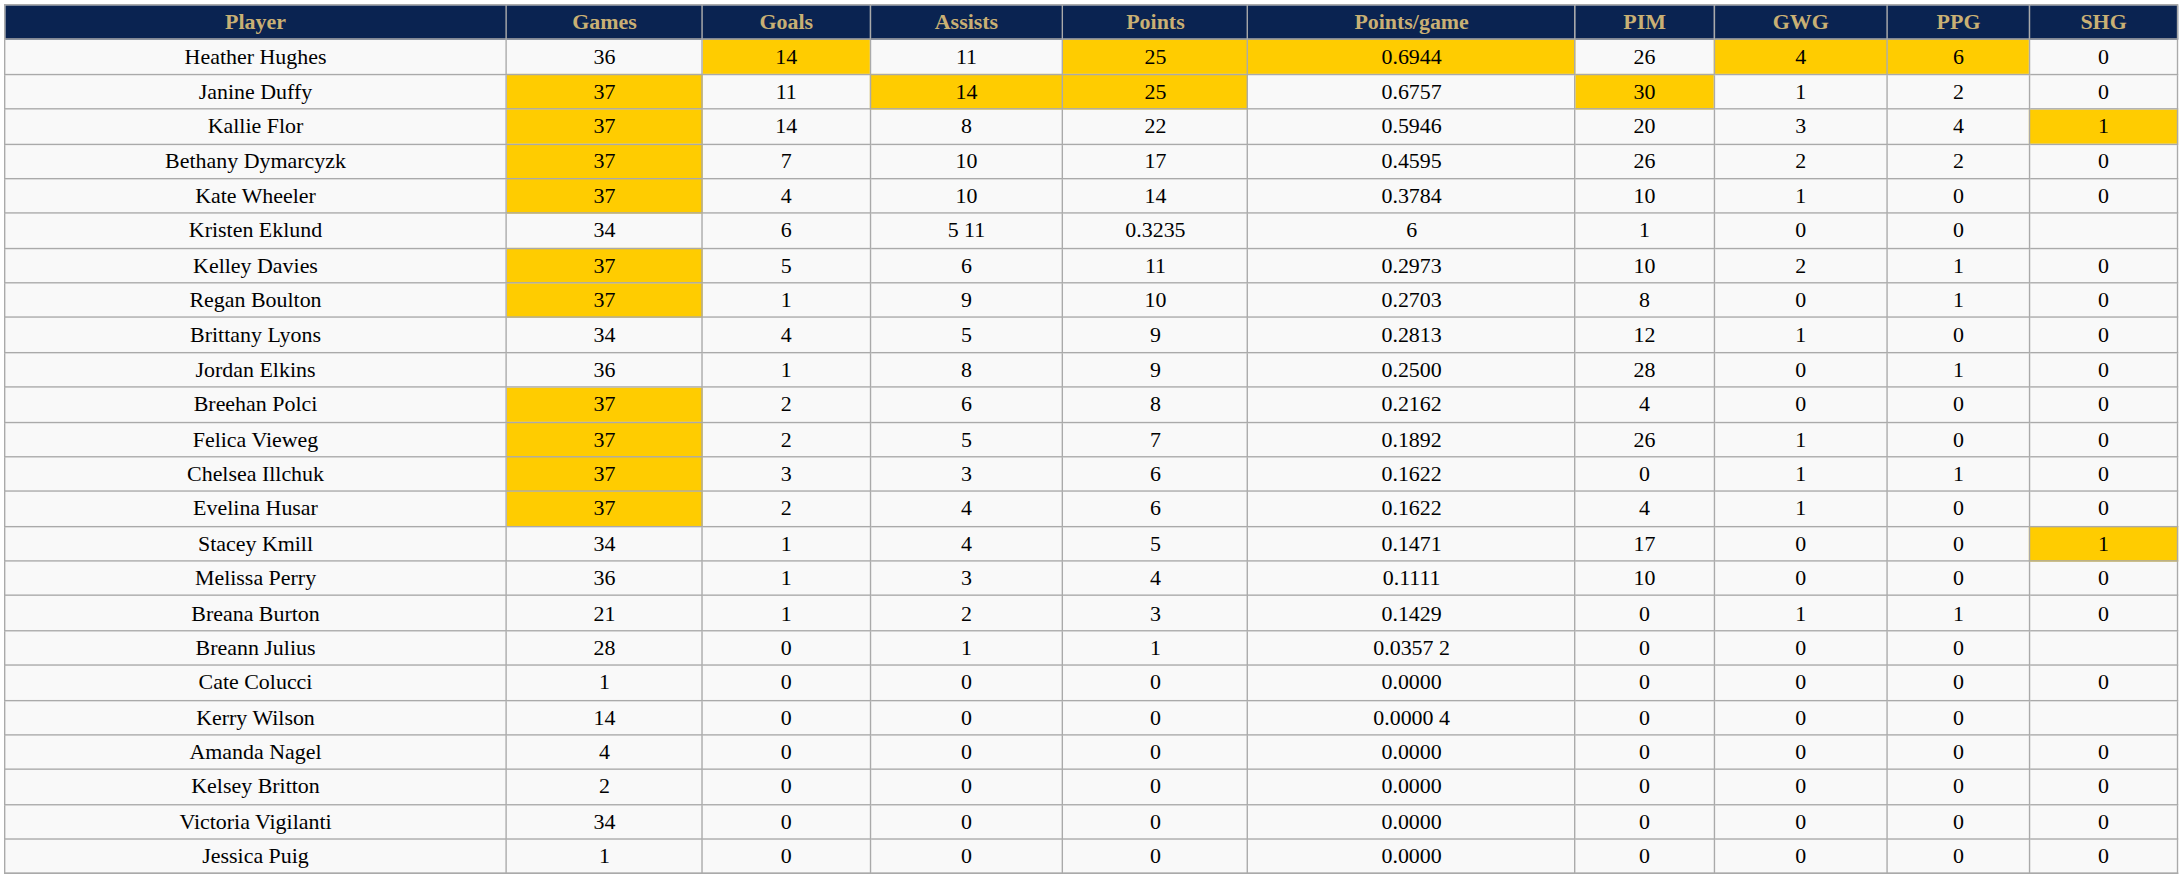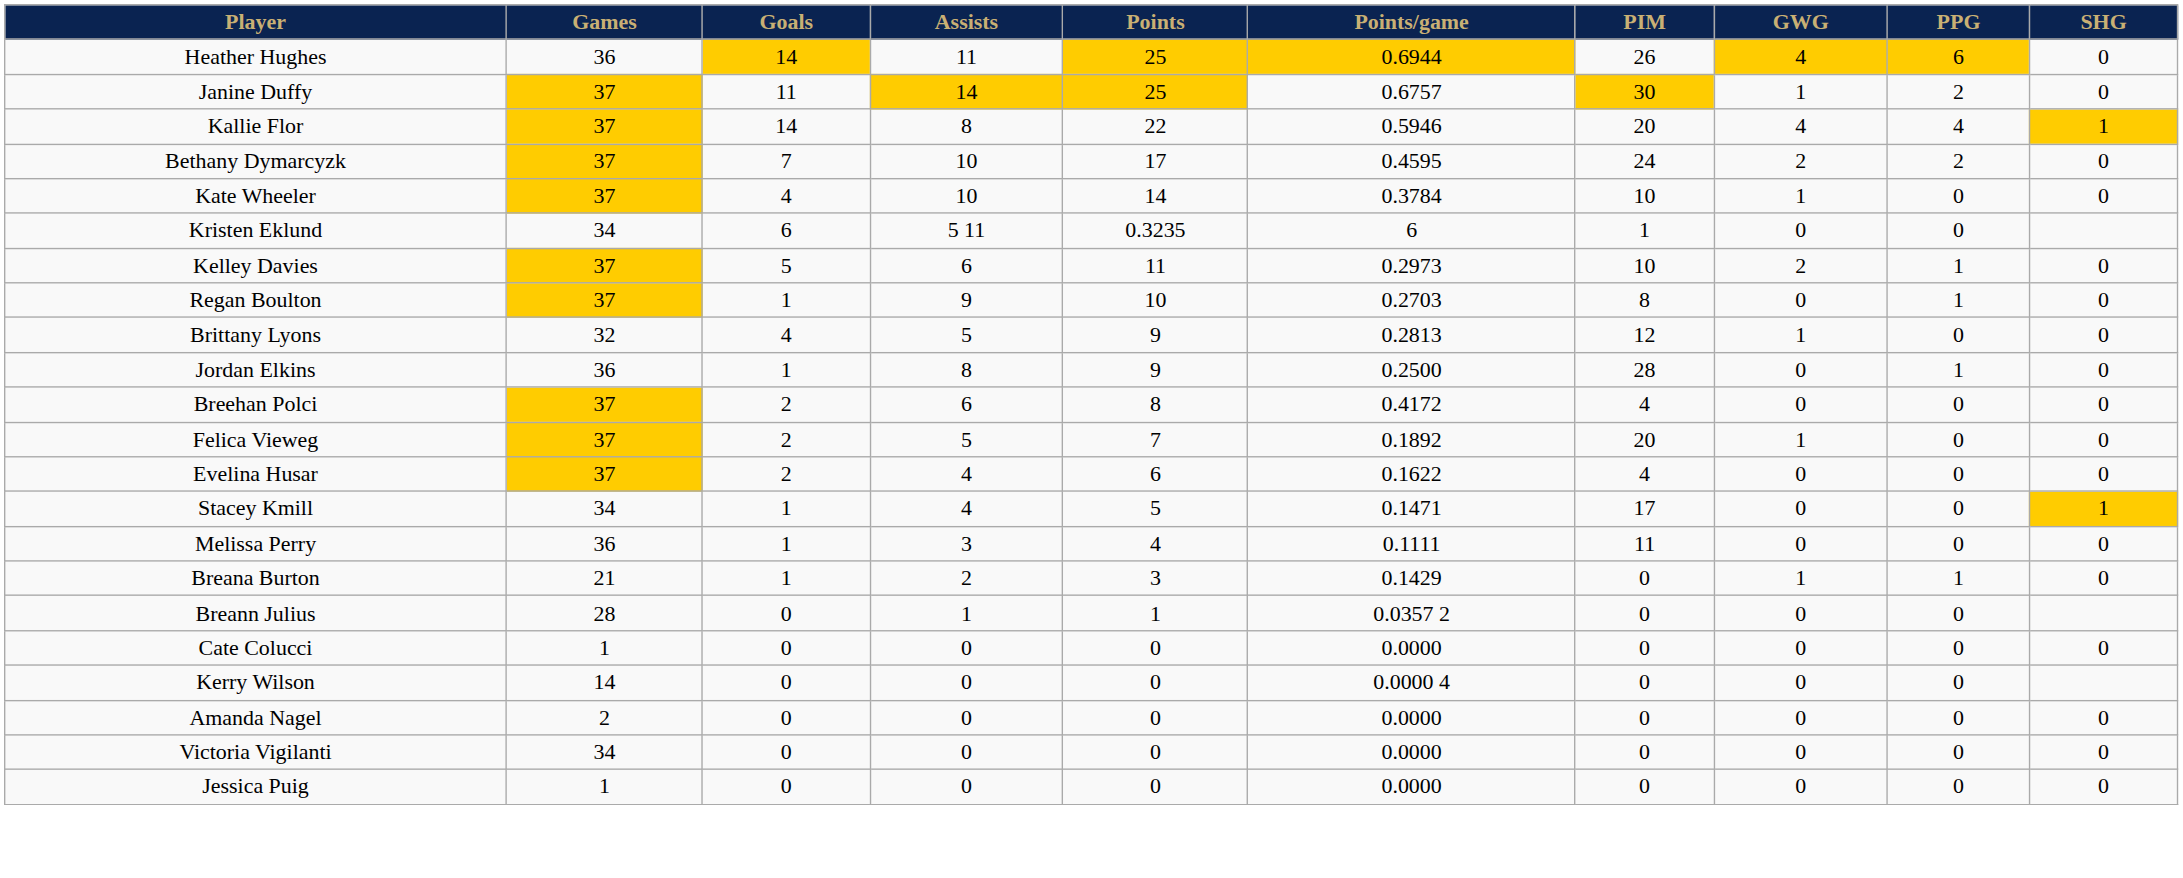(1801, 126) 3 -> (1801, 126) 4
(1645, 160) 26 -> (1645, 160) 24
(604, 334) 34 -> (604, 334) 32
(1412, 404) 0.2162 -> (1412, 404) 0.4172
(1645, 439) 26 -> (1645, 439) 20
- row: (256, 473)
(1801, 508) 1 -> (1801, 473) 0
(1645, 578) 10 -> (1645, 543) 11
(604, 751) 4 -> (604, 717) 2
- row: (256, 786)
